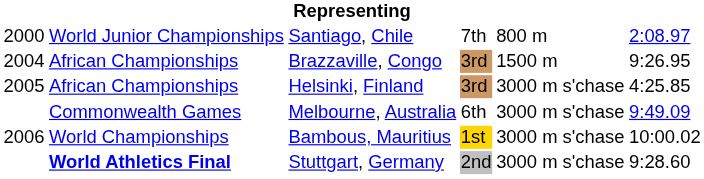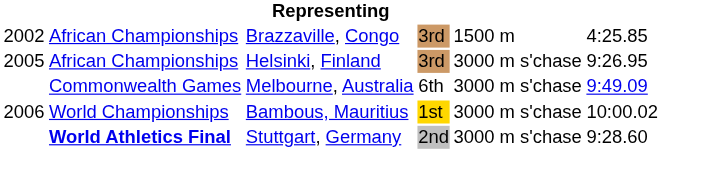- row: (351, 36)
(24, 61) 2004 -> (24, 36) 2002
(660, 61) 9:26.95 -> (617, 36) 4:25.85
(660, 86) 4:25.85 -> (617, 61) 9:26.95
